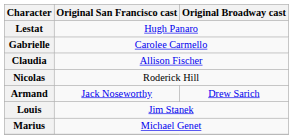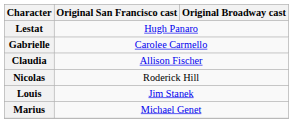- row: (29, 93)
